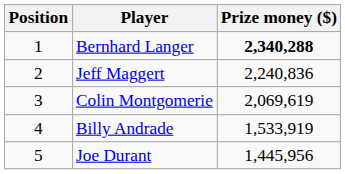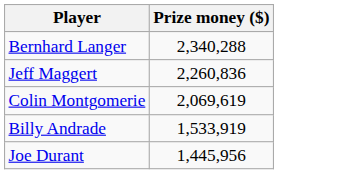- column: (38, 18)
(279, 45) bold -> (211, 45) normal
(279, 73) 2,240,836 -> (211, 73) 2,260,836
